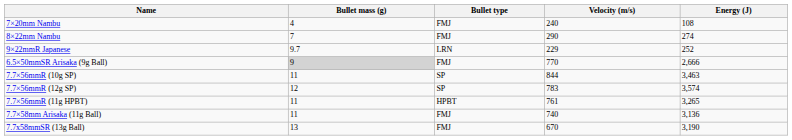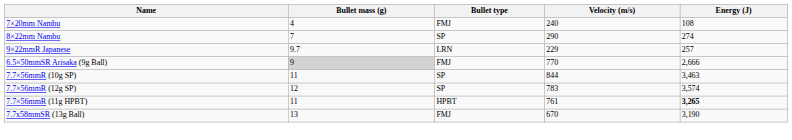(444, 36) FMJ -> (441, 36) SP
(688, 50) 252 -> (688, 50) 257
(691, 102) normal -> (691, 102) bold
- row: (54, 115)
